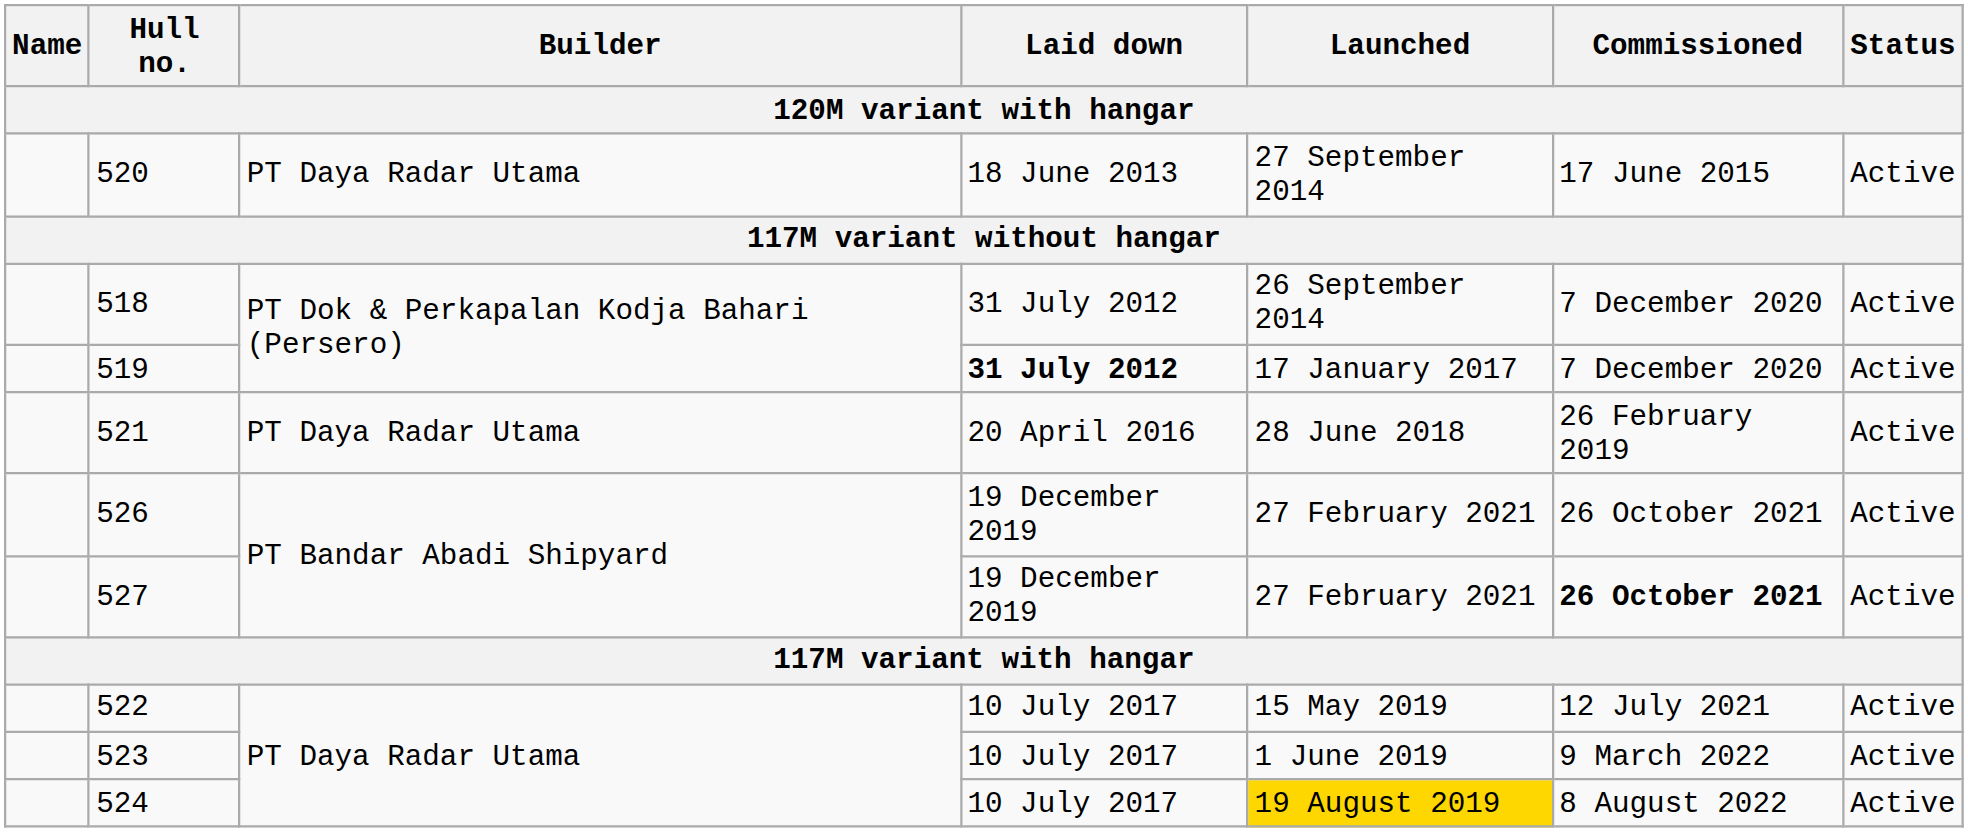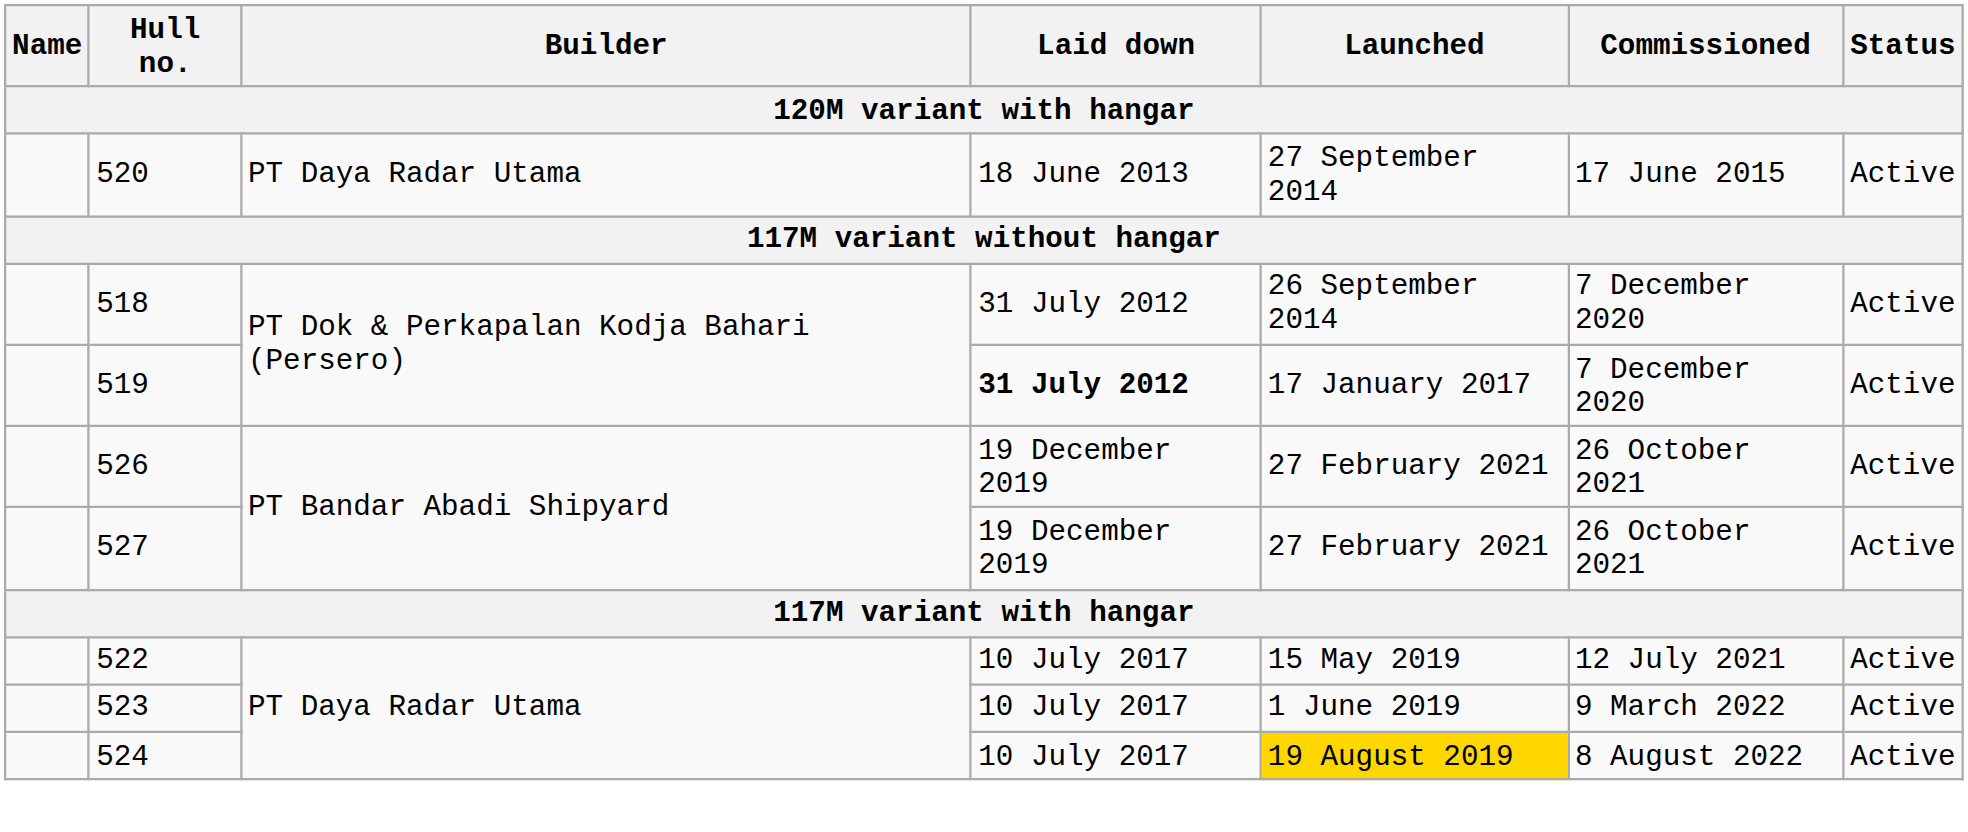- row: (123, 433)
(1691, 596) bold -> (1663, 548) normal
